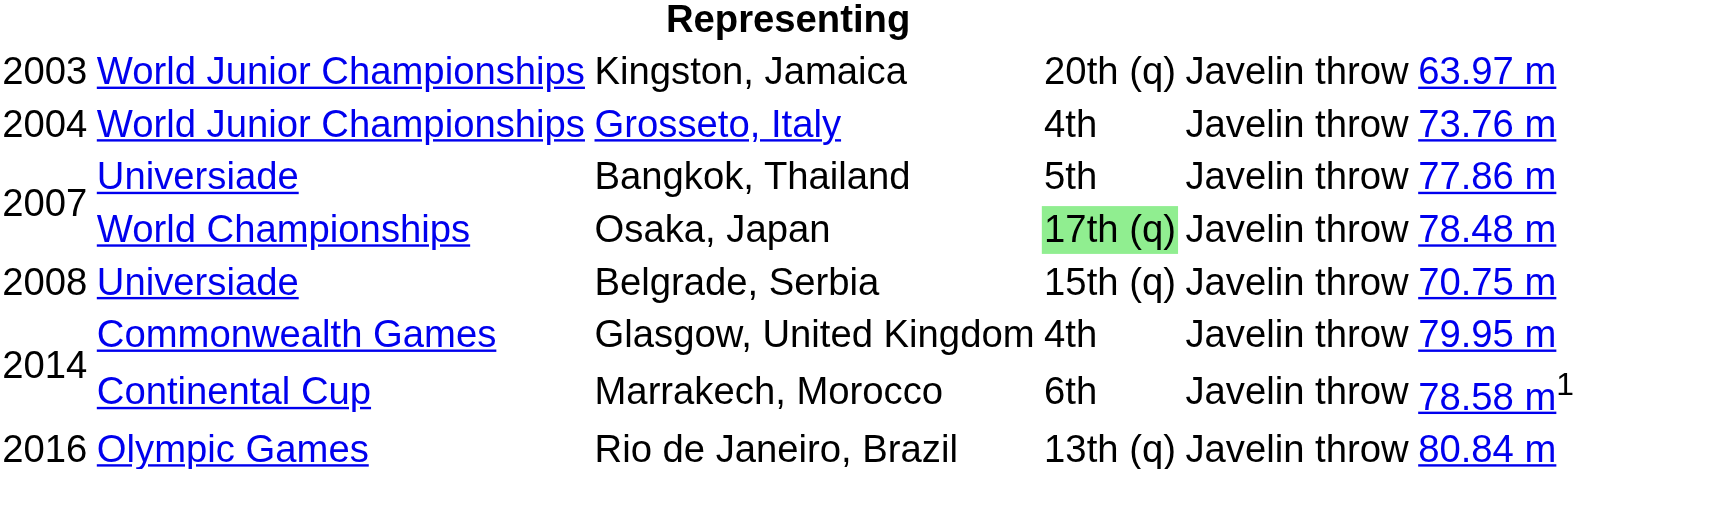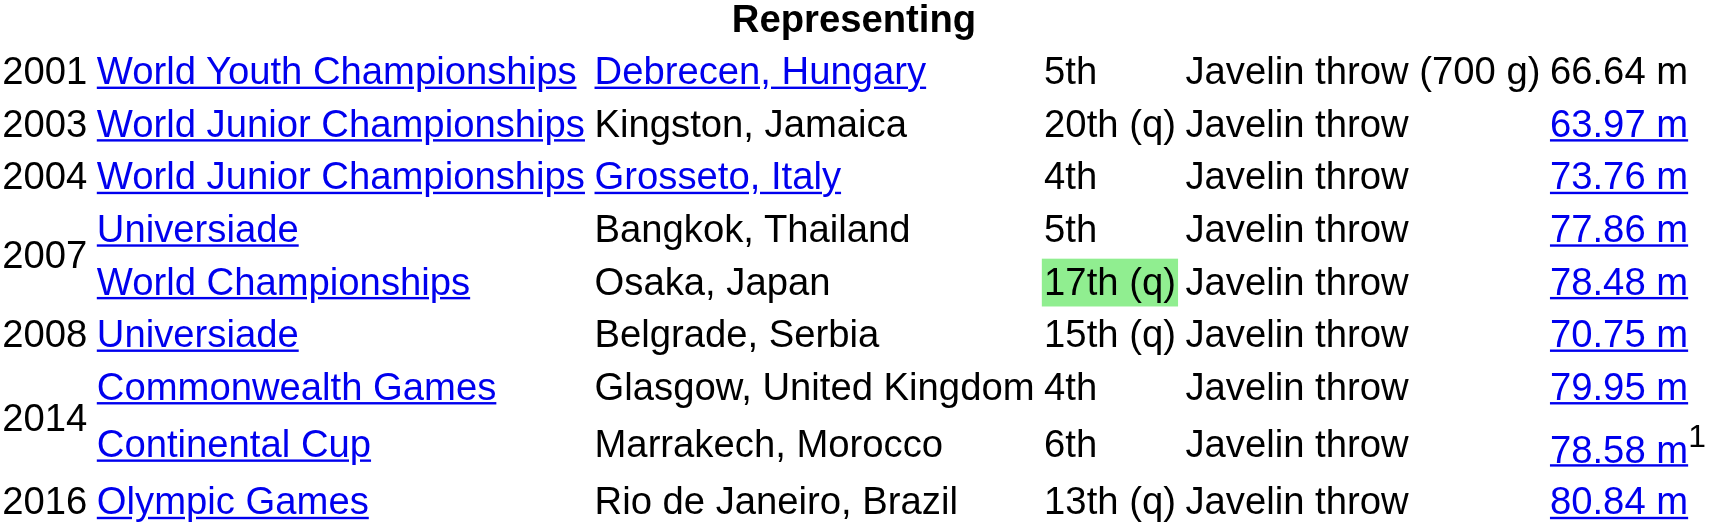+ row: (760, 71)
